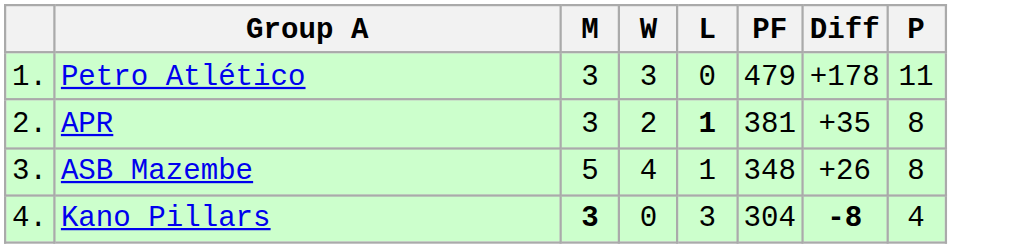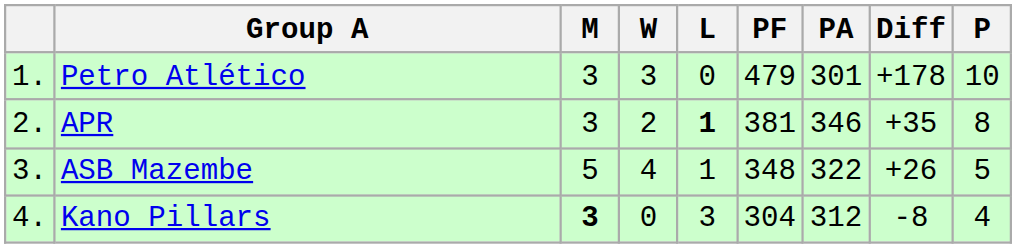+ column: (836, 29)
(916, 76) 11 -> (982, 76) 10
(916, 171) 8 -> (982, 171) 5
(845, 219) bold -> (911, 219) normal
